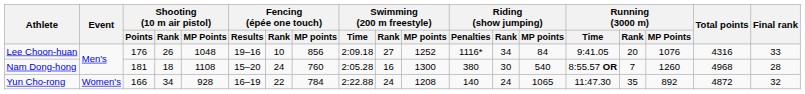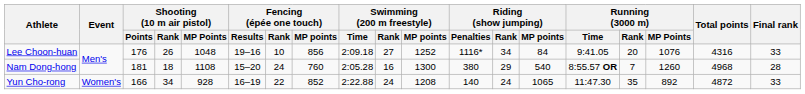(506, 67) 30 -> (506, 67) 29
(316, 82) 784 -> (316, 82) 852
(775, 82) 32 -> (775, 82) 33
